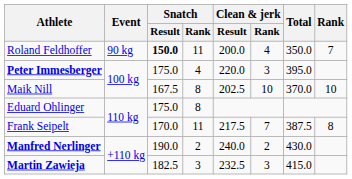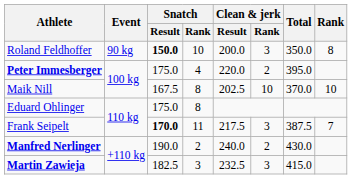(198, 51) 11 -> (198, 51) 10
(267, 51) 4 -> (267, 51) 3
(331, 51) 7 -> (331, 51) 8
(267, 70) 3 -> (267, 70) 2
(165, 127) normal -> (165, 127) bold
(267, 127) 7 -> (267, 127) 3
(331, 127) 8 -> (331, 127) 7
